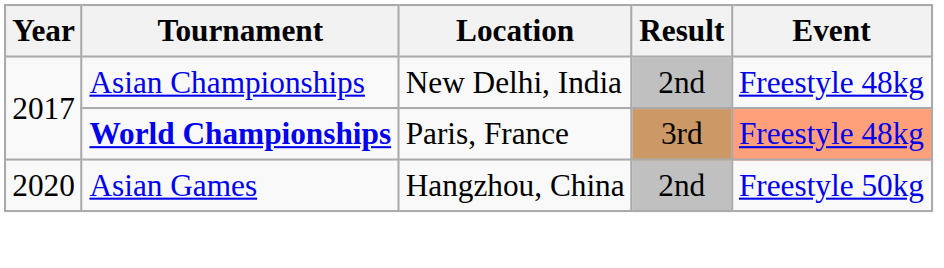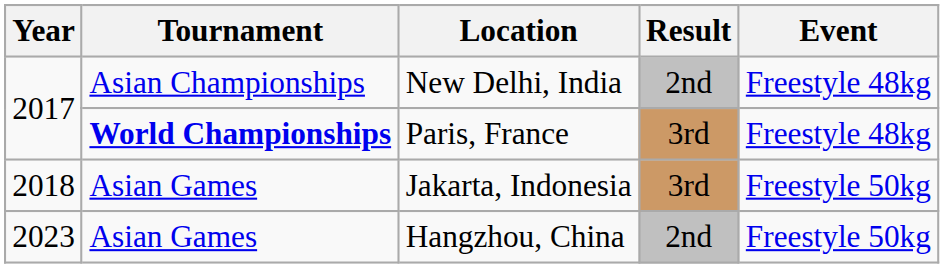(831, 133) lightsalmon background -> (838, 133) no background
+ row: (519, 185)
(44, 185) 2020 -> (44, 237) 2023
